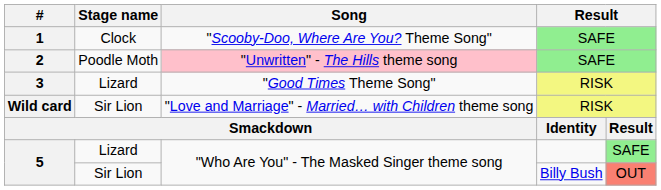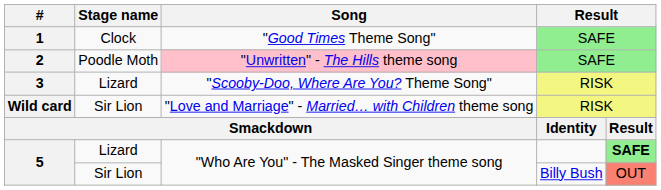(349, 38) "Scooby-Doo, Where Are You? Theme Song" -> (349, 38) "Good Times Theme Song"
(349, 83) "Good Times Theme Song" -> (349, 83) "Scooby-Doo, Where Are You? Theme Song"
(631, 151) normal -> (631, 151) bold
